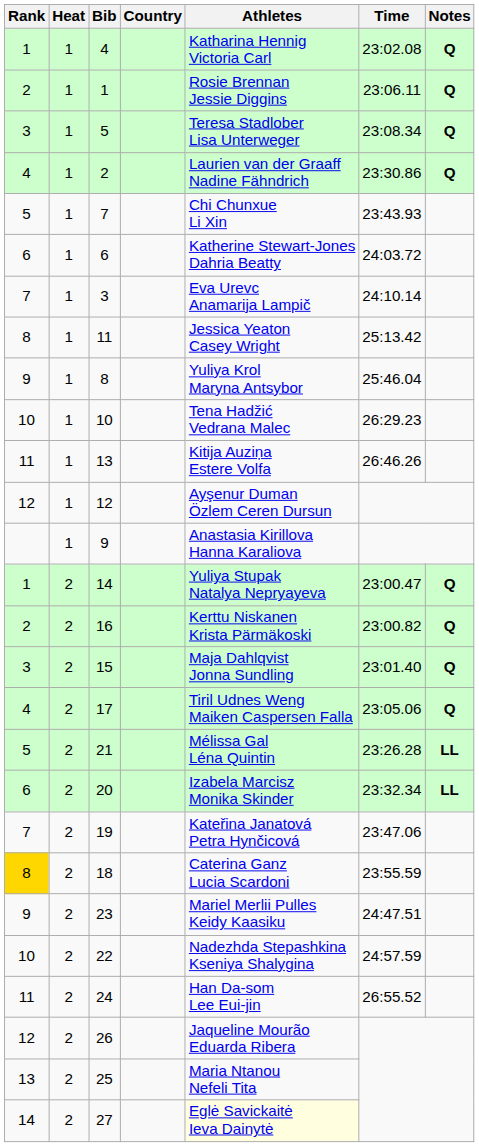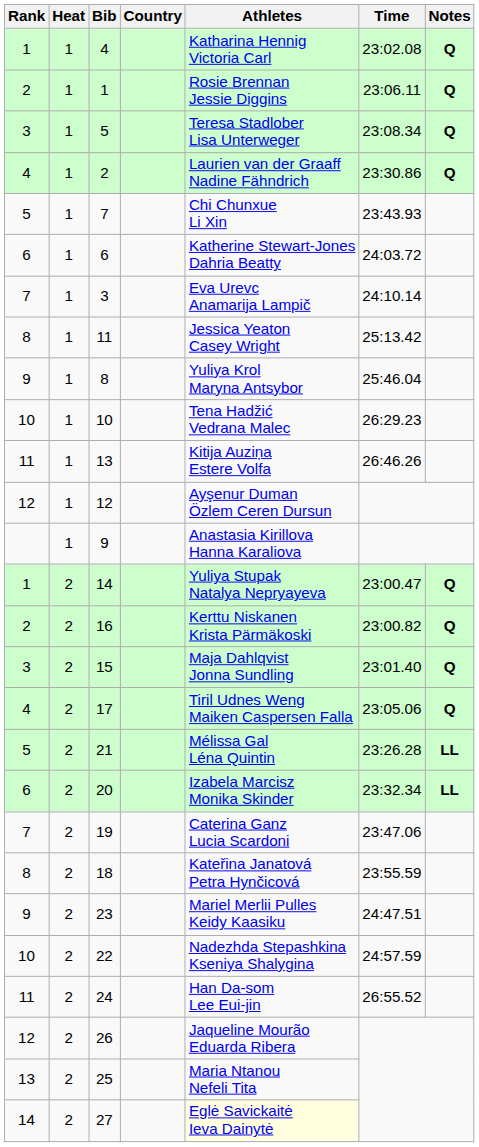(250, 832) Kateřina Janatová Petra Hynčicová -> (239, 832) Caterina Ganz Lucia Scardoni
(27, 873) gold background -> (27, 873) no background
(239, 873) Caterina Ganz Lucia Scardoni -> (250, 873) Kateřina Janatová Petra Hynčicová
